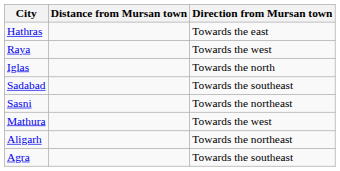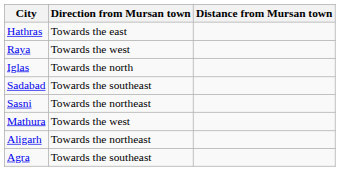columns swapped: (119, 13) <-> (262, 13)
